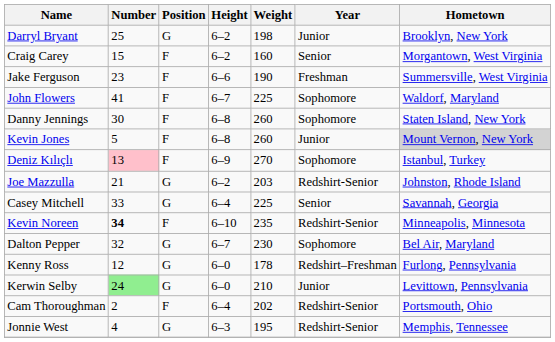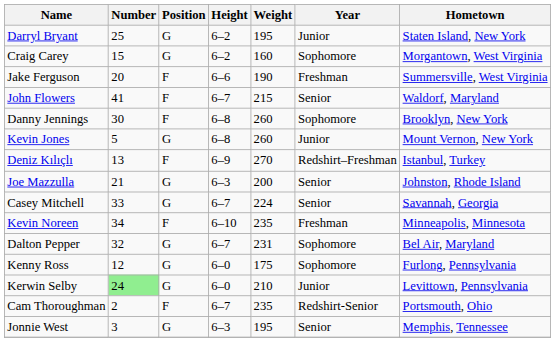(263, 35) 198 -> (263, 35) 195
(455, 35) Brooklyn, New York -> (464, 35) Staten Island, New York
(166, 56) F -> (167, 56) G
(314, 56) Senior -> (327, 56) Sophomore
(118, 77) 23 -> (118, 77) 20
(263, 98) 225 -> (263, 98) 215
(327, 98) Sophomore -> (314, 98) Senior
(464, 119) Staten Island, New York -> (455, 119) Brooklyn, New York
(166, 139) F -> (167, 139) G
(468, 139) lightgrey background -> (468, 139) no background
(118, 160) pink background -> (118, 160) no background
(327, 160) Sophomore -> (347, 160) Redshirt–Freshman
(221, 181) 6–2 -> (221, 181) 6–3
(263, 181) 203 -> (263, 181) 200
(338, 181) Redshirt-Senior -> (314, 181) Senior
(221, 202) 6–4 -> (221, 202) 6–7
(263, 202) 225 -> (263, 202) 224
(118, 223) bold -> (118, 223) normal
(338, 223) Redshirt-Senior -> (323, 223) Freshman
(263, 243) 230 -> (263, 243) 231
(263, 264) 178 -> (263, 264) 175
(347, 264) Redshirt–Freshman -> (327, 264) Sophomore
(221, 306) 6–4 -> (221, 306) 6–7
(263, 306) 202 -> (263, 306) 235
(115, 327) 4 -> (115, 327) 3
(338, 327) Redshirt-Senior -> (314, 327) Senior
